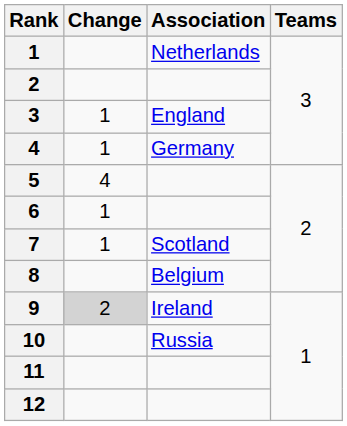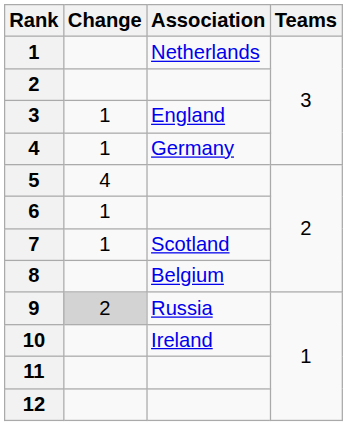(182, 308) Ireland -> (182, 308) Russia
(182, 340) Russia -> (182, 340) Ireland
